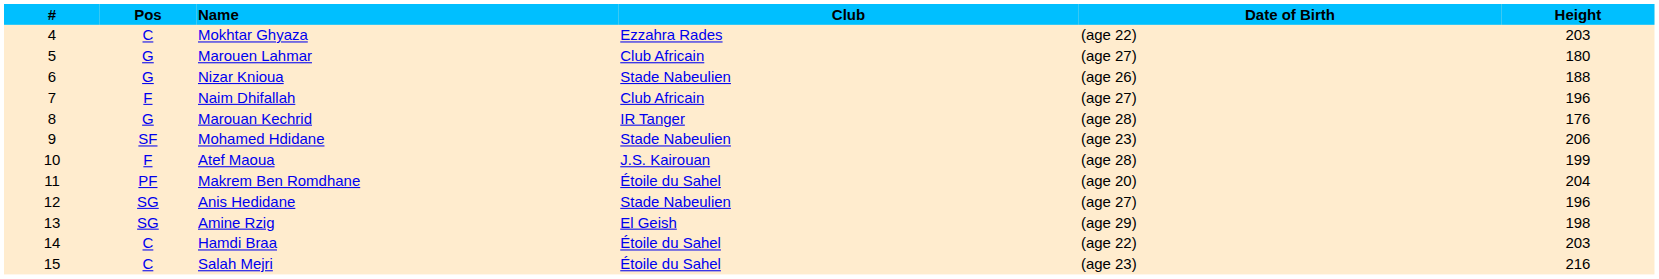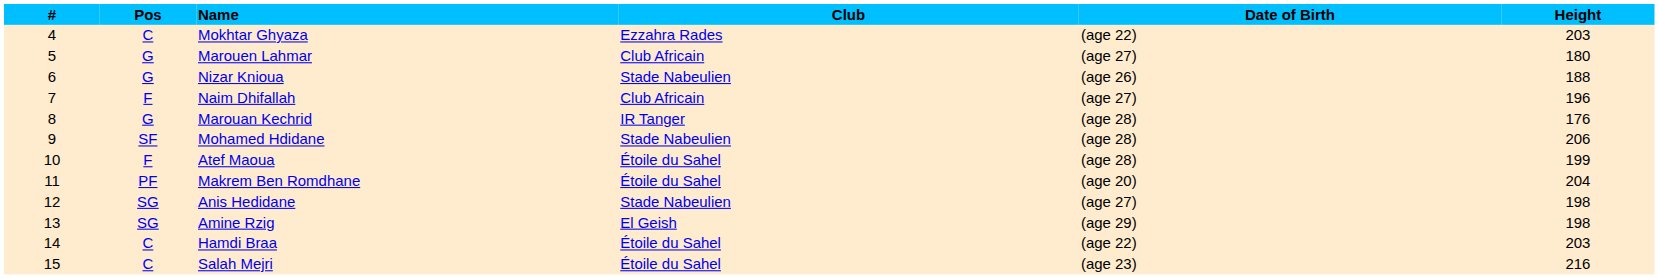(1109, 139) (age 23) -> (1109, 139) (age 28)
(665, 160) J.S. Kairouan -> (671, 160) Étoile du Sahel
(1578, 202) 196 -> (1578, 202) 198
